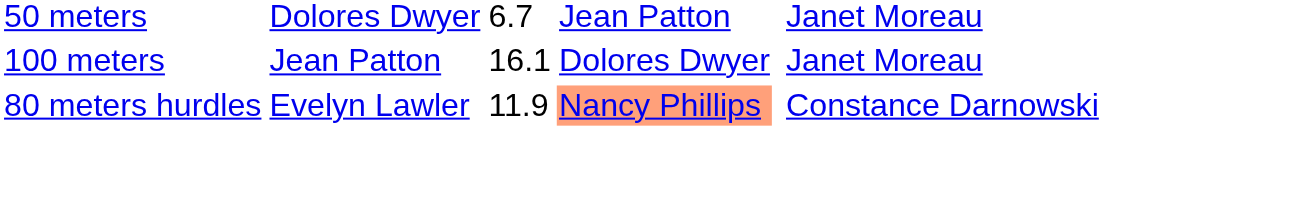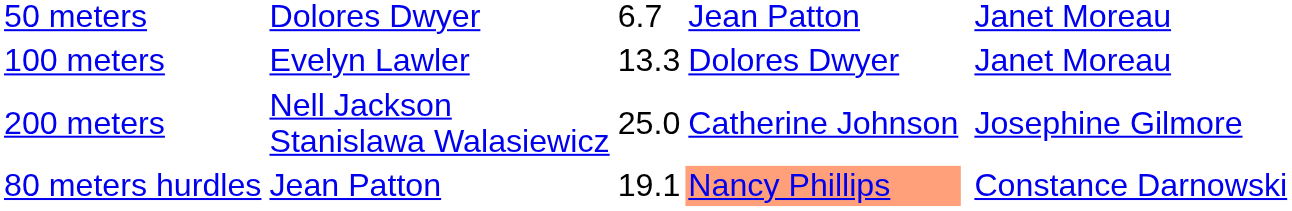(355, 60) Jean Patton -> (370, 60) Evelyn Lawler
(520, 60) 16.1 -> (649, 60) 13.3
+ row: (84, 123)
(370, 105) Evelyn Lawler -> (355, 185) Jean Patton
(519, 105) 11.9 -> (649, 185) 19.1
